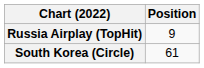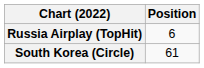(172, 33) 9 -> (172, 33) 6
